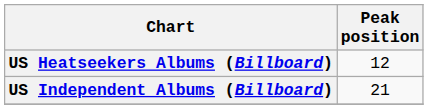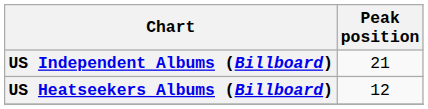rows swapped: (171, 64) <-> (171, 90)
